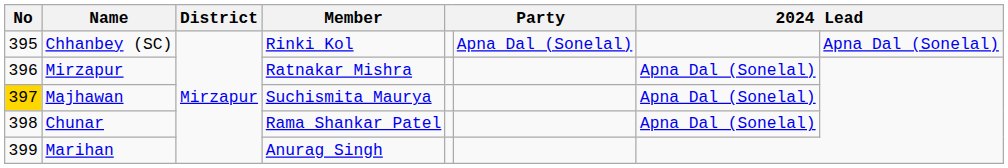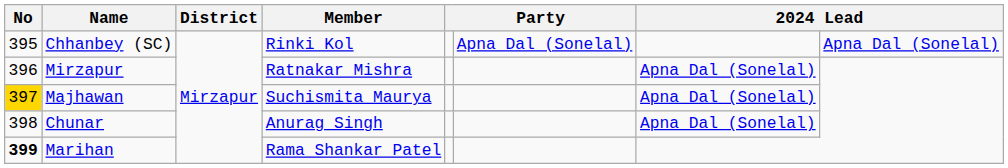(354, 124) Rama Shankar Patel -> (324, 124) Anurag Singh
(23, 150) normal -> (23, 150) bold
(324, 150) Anurag Singh -> (354, 150) Rama Shankar Patel
